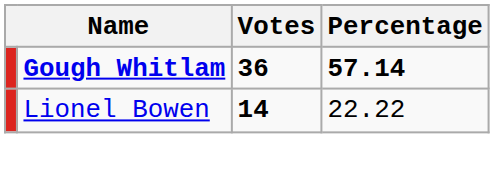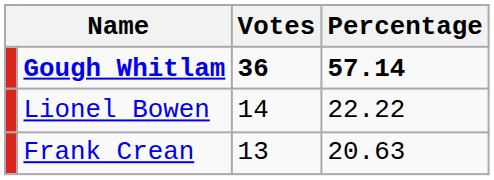(253, 110) bold -> (253, 110) normal
+ row: (109, 153)
